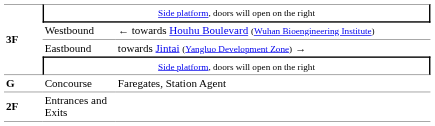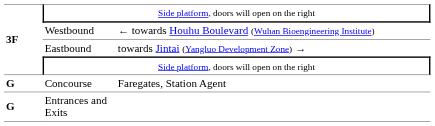(12, 106) 2F -> (10, 106) G
